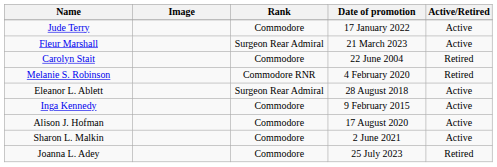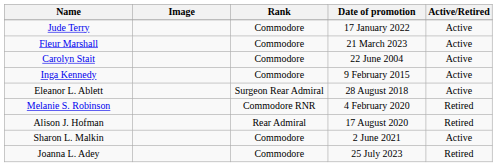(279, 43) Surgeon Rear Admiral -> (279, 43) Commodore
(459, 59) Retired -> (459, 59) Active
rows swapped: (69, 106) <-> (69, 75)
(279, 122) Commodore -> (279, 122) Rear Admiral
(459, 122) Active -> (459, 122) Retired
